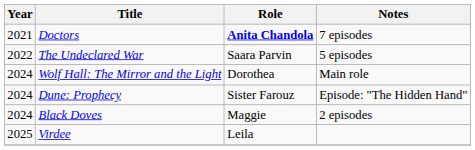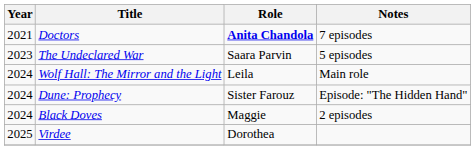(20, 54) 2022 -> (20, 54) 2023
(251, 74) Dorothea -> (240, 74) Leila
(240, 134) Leila -> (251, 134) Dorothea
